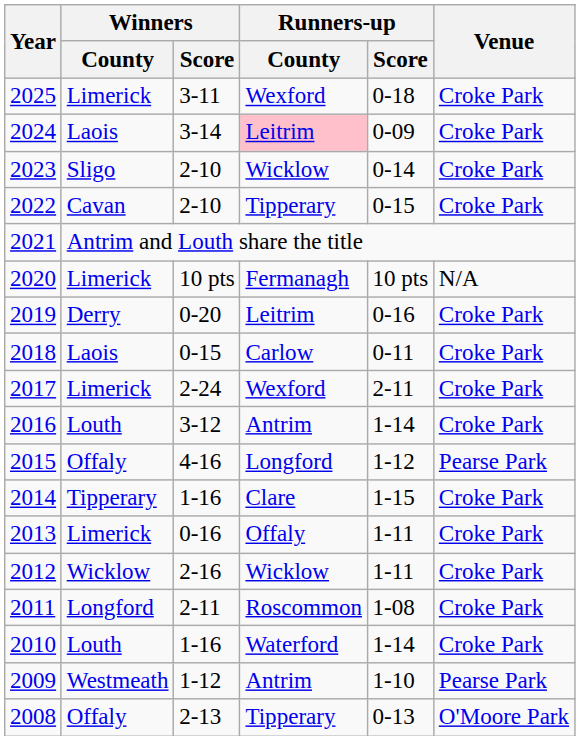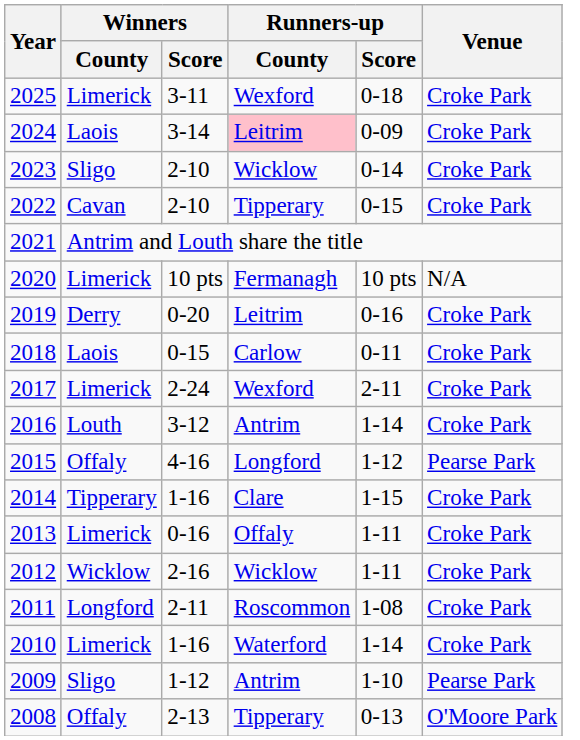(94, 643) Louth -> (109, 643) Limerick
(118, 680) Westmeath -> (91, 680) Sligo
